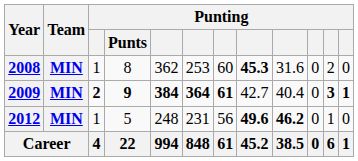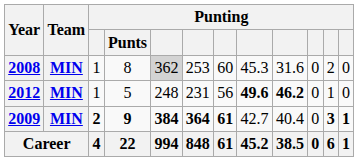(166, 67) no background -> (166, 67) lightgrey background
(255, 67) bold -> (255, 67) normal
rows swapped: (24, 93) <-> (24, 118)
